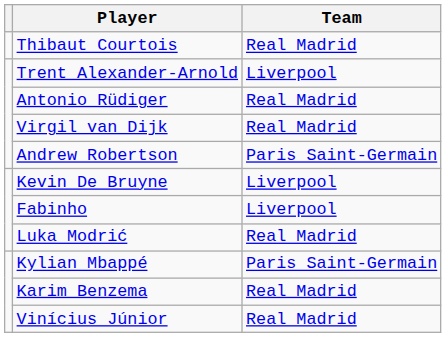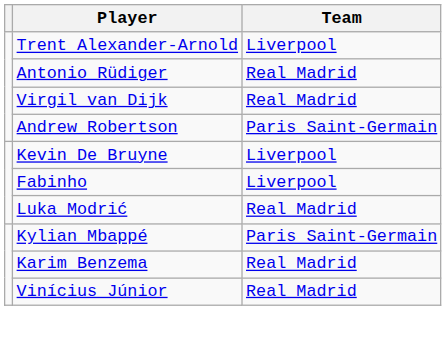- row: (97, 46)
